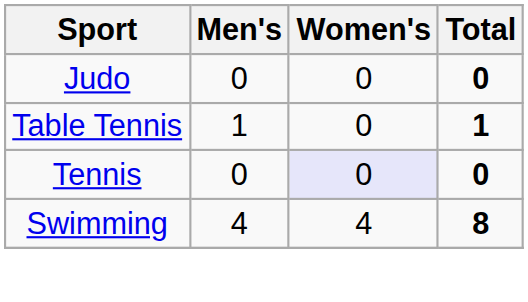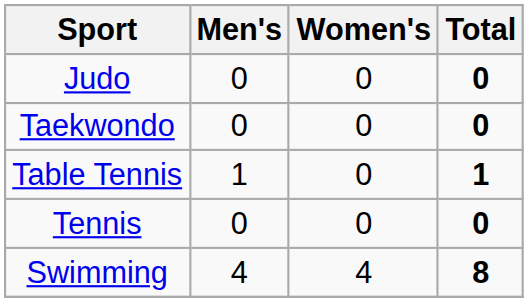+ row: (97, 127)
(364, 175) lavender background -> (364, 224) no background
